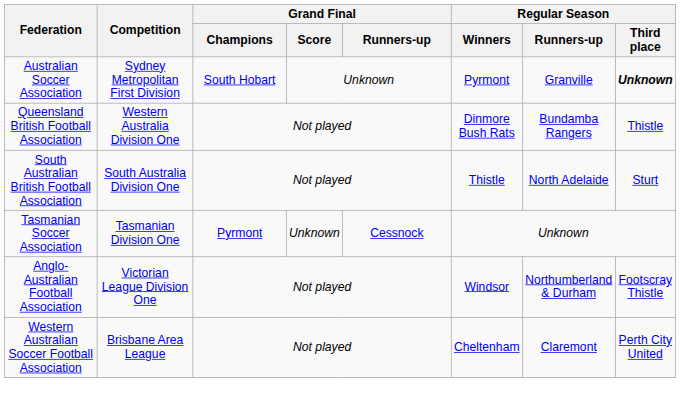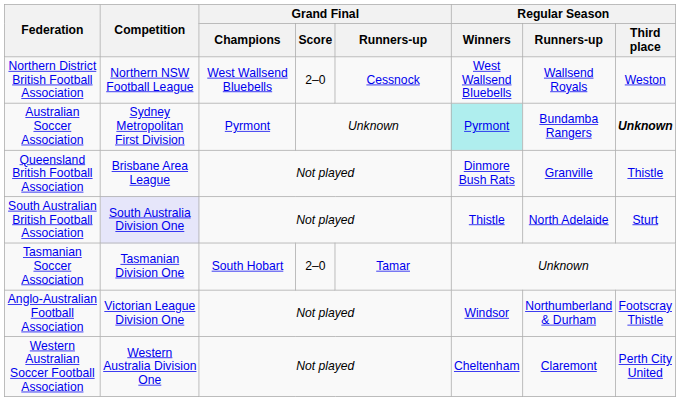+ row: (52, 80)
(240, 80) South Hobart -> (247, 126) Pyrmont
(487, 80) no background -> (487, 126) paleturquoise background
(569, 80) Granville -> (569, 126) Bundamba Rangers
(145, 126) Western Australia Division One -> (150, 173) Brisbane Area League
(569, 126) Bundamba Rangers -> (569, 173) Granville
(145, 180) no background -> (150, 220) lavender background
(240, 233) Pyrmont -> (247, 266) South Hobart
(314, 233) Unknown -> (315, 266) 2–0
(397, 233) Cessnock -> (393, 266) Tamar
(145, 347) Brisbane Area League -> (150, 366) Western Australia Division One
